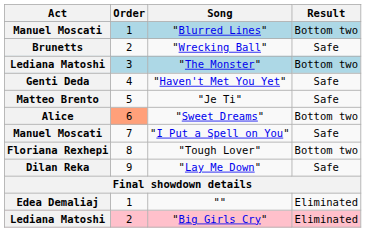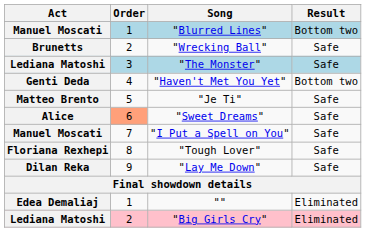(326, 64) Bottom two -> (326, 64) Safe
(326, 82) Safe -> (326, 82) Bottom two
(326, 116) Bottom two -> (326, 116) Safe
(326, 150) Bottom two -> (326, 150) Safe
